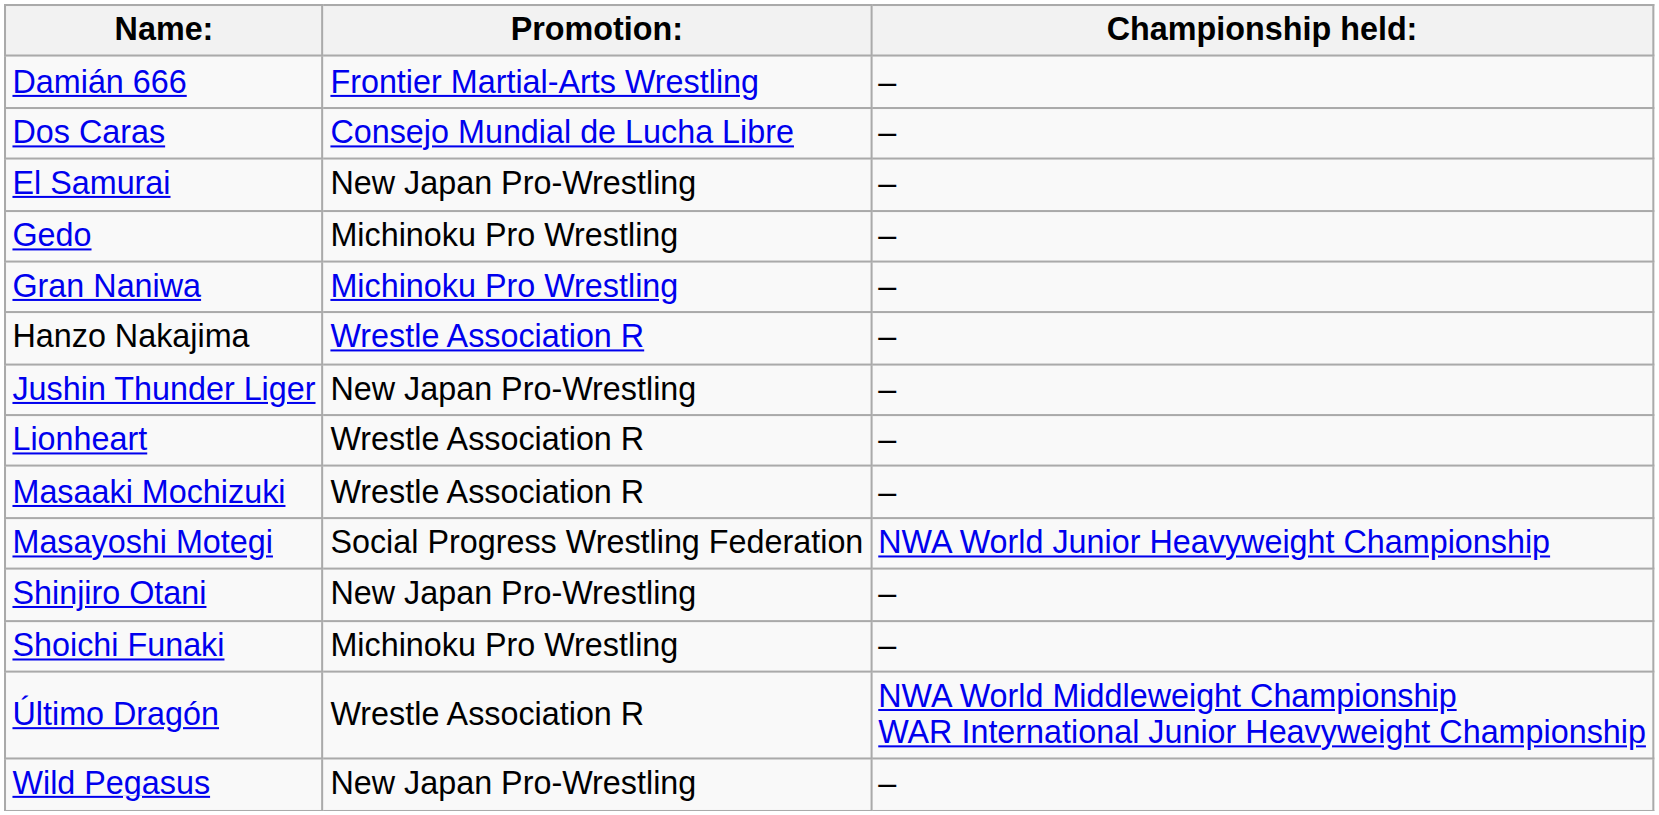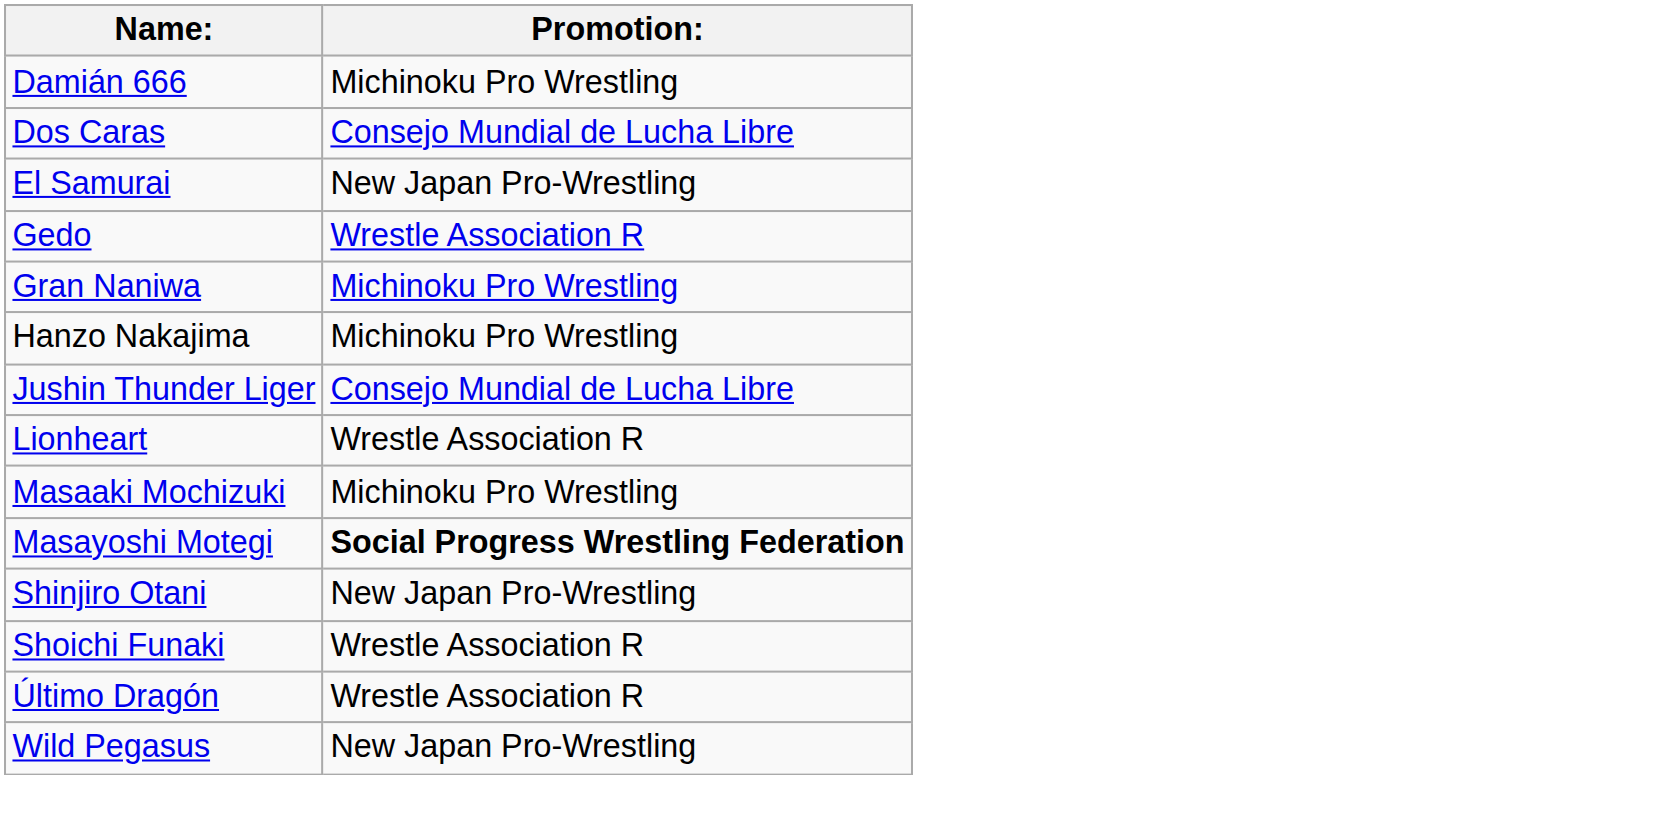- column: (1262, 30)
(545, 81) Frontier Martial-Arts Wrestling -> (504, 81) Michinoku Pro Wrestling
(504, 235) Michinoku Pro Wrestling -> (487, 235) Wrestle Association R
(487, 337) Wrestle Association R -> (504, 337) Michinoku Pro Wrestling
(513, 388) New Japan Pro-Wrestling -> (562, 388) Consejo Mundial de Lucha Libre
(487, 491) Wrestle Association R -> (504, 491) Michinoku Pro Wrestling
(597, 542) normal -> (617, 542) bold
(504, 645) Michinoku Pro Wrestling -> (487, 645) Wrestle Association R
